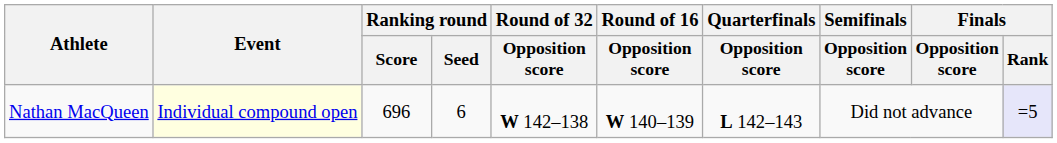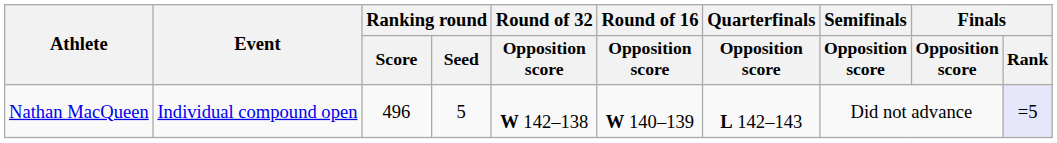(257, 111) lightyellow background -> (257, 111) no background
(396, 111) 696 -> (396, 111) 496
(461, 111) 6 -> (461, 111) 5
